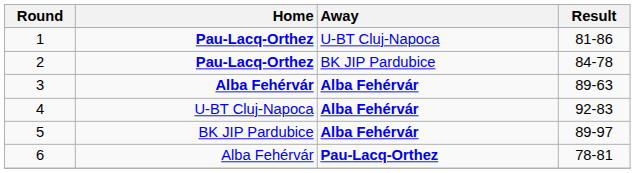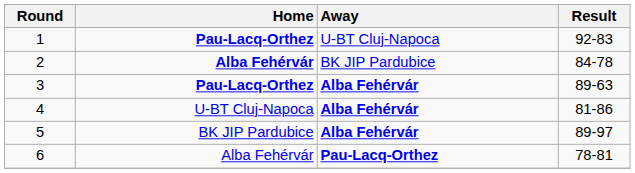(594, 39) 81-86 -> (594, 39) 92-83
(255, 62) Pau-Lacq-Orthez -> (265, 62) Alba Fehérvár
(265, 86) Alba Fehérvár -> (255, 86) Pau-Lacq-Orthez
(594, 109) 92-83 -> (594, 109) 81-86
